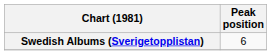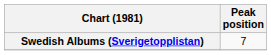(243, 41) 6 -> (243, 41) 7
